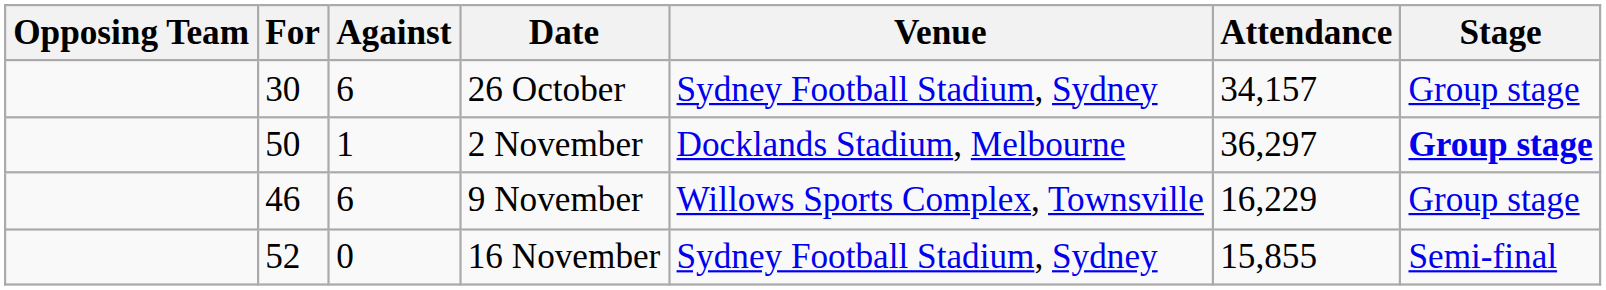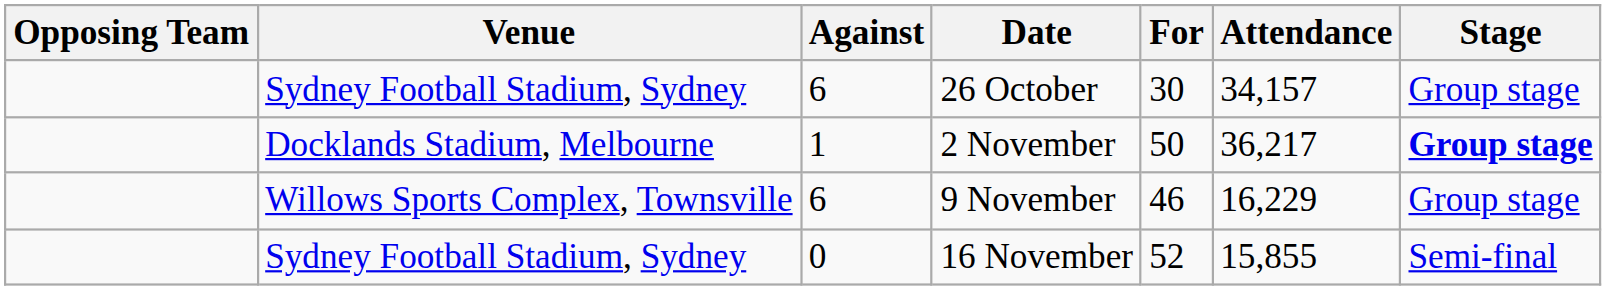columns swapped: (293, 32) <-> (940, 32)
(1269, 144) 36,297 -> (1269, 144) 36,217
